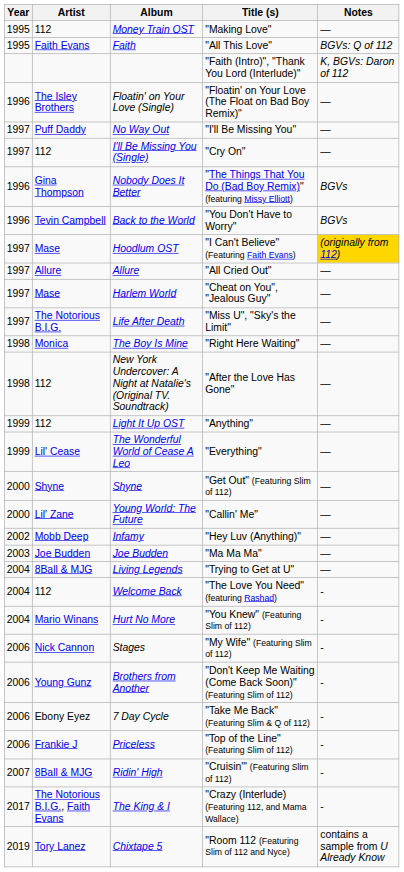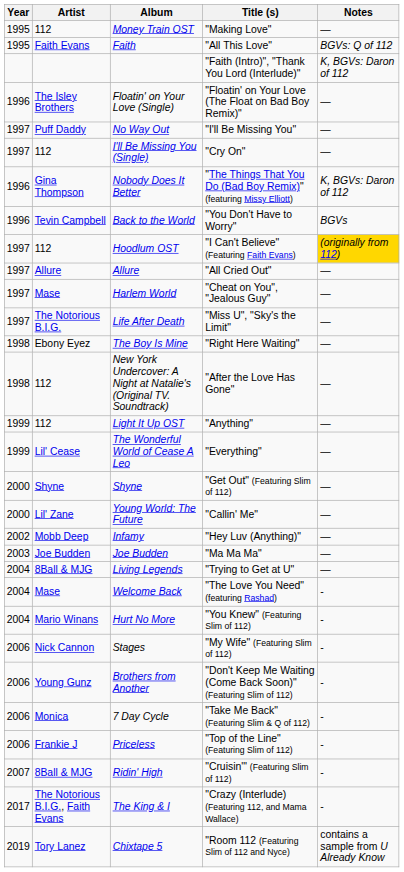(334, 186) BGVs -> (357, 186) K, BGVs: Daron of 112
(47, 248) Mase -> (43, 248) 112
(51, 344) Monica -> (62, 344) Ebony Eyez
(43, 592) 112 -> (47, 592) Mase
(62, 716) Ebony Eyez -> (51, 716) Monica
